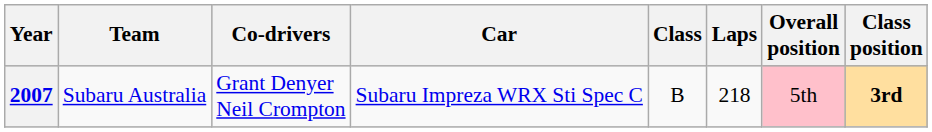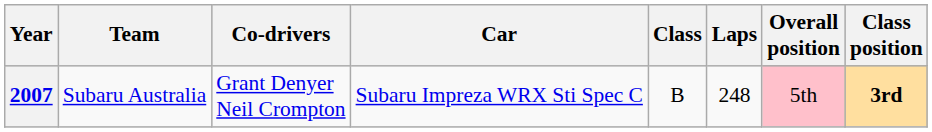(734, 95) 218 -> (734, 95) 248
